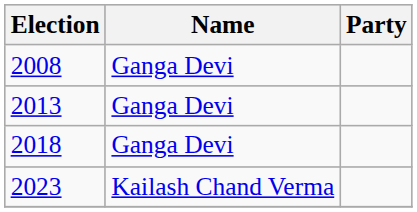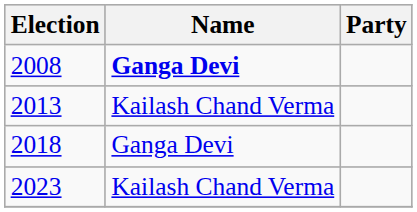(173, 65) normal -> (175, 65) bold
(173, 105) Ganga Devi -> (223, 105) Kailash Chand Verma
